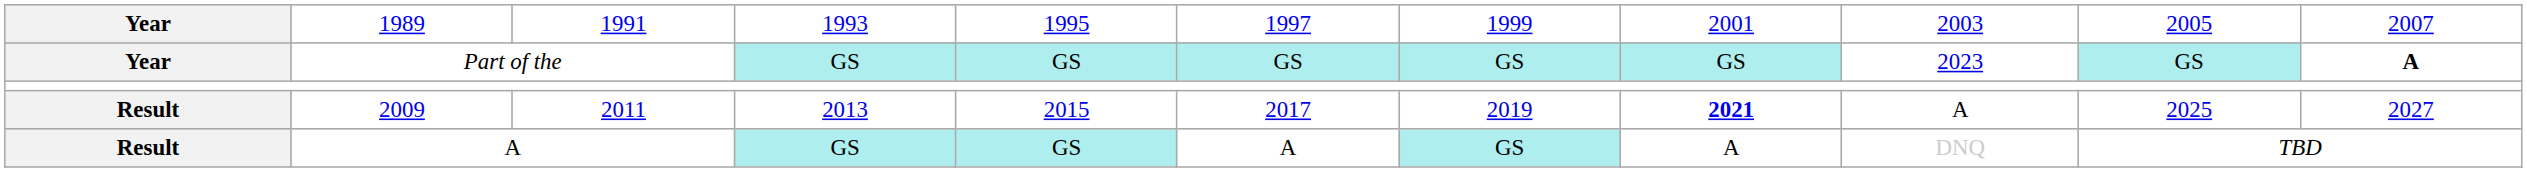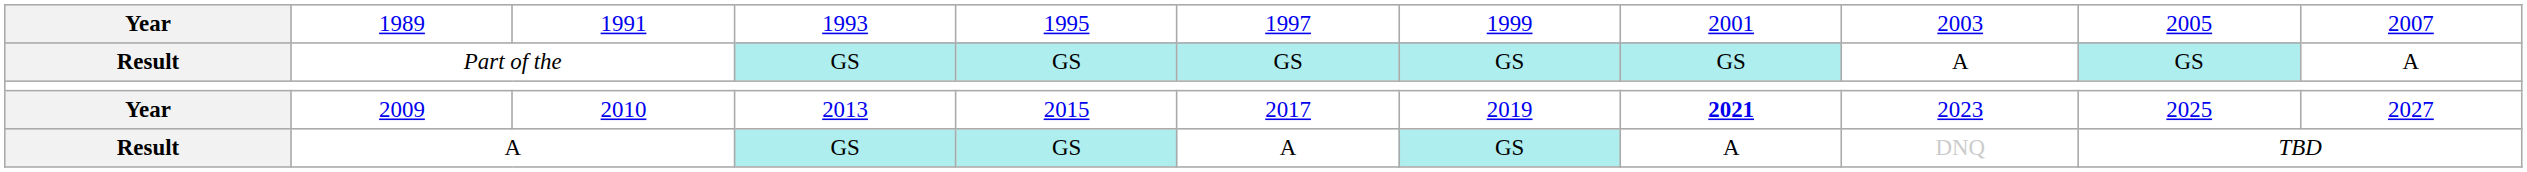(148, 61) Year -> (148, 61) Result
(1960, 61) 2023 -> (1960, 61) A
(2411, 61) bold -> (2411, 61) normal
(148, 110) Result -> (148, 110) Year
(624, 110) 2011 -> (624, 110) 2010
(1960, 110) A -> (1960, 110) 2023
